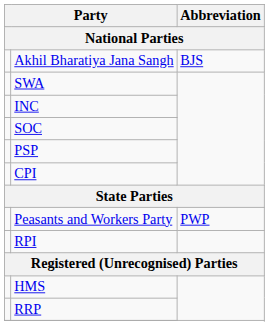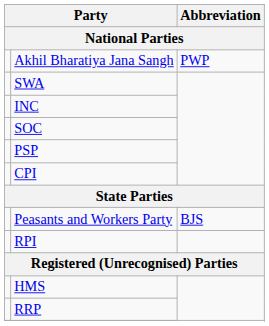(192, 60) BJS -> (195, 60) PWP
(195, 219) PWP -> (192, 219) BJS
